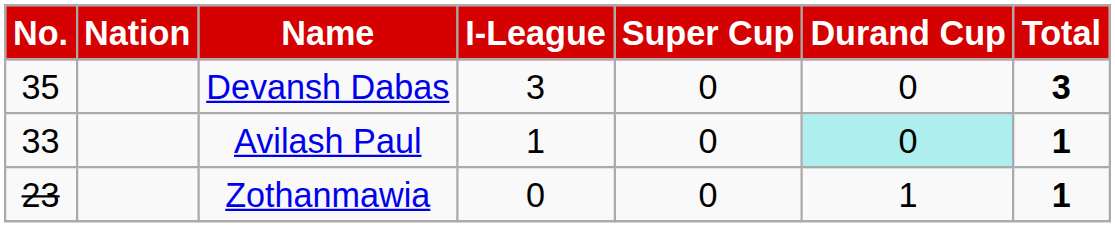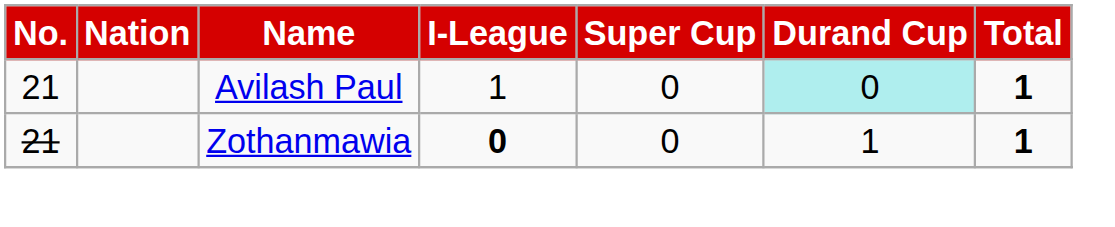- row: (328, 87)
(41, 141) 33 -> (41, 87) 21
(41, 195) 23 -> (41, 141) 21
(536, 195) normal -> (498, 141) bold
